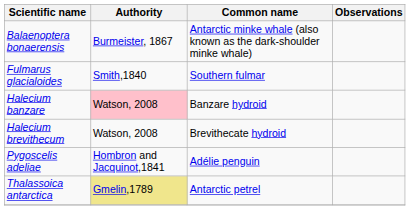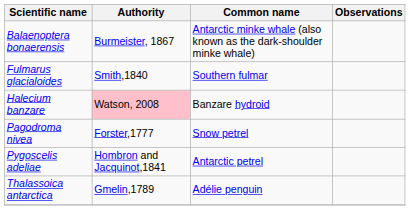- row: (36, 133)
+ row: (34, 133)
(225, 161) Adélie penguin -> (228, 161) Antarctic petrel
(123, 190) khaki background -> (124, 190) no background
(225, 190) Antarctic petrel -> (228, 190) Adélie penguin
